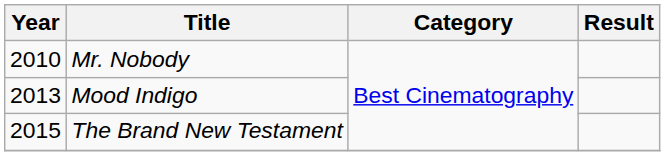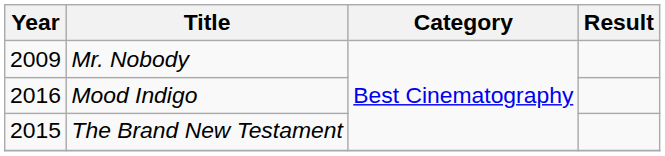(35, 58) 2010 -> (35, 58) 2009
(35, 95) 2013 -> (35, 95) 2016
